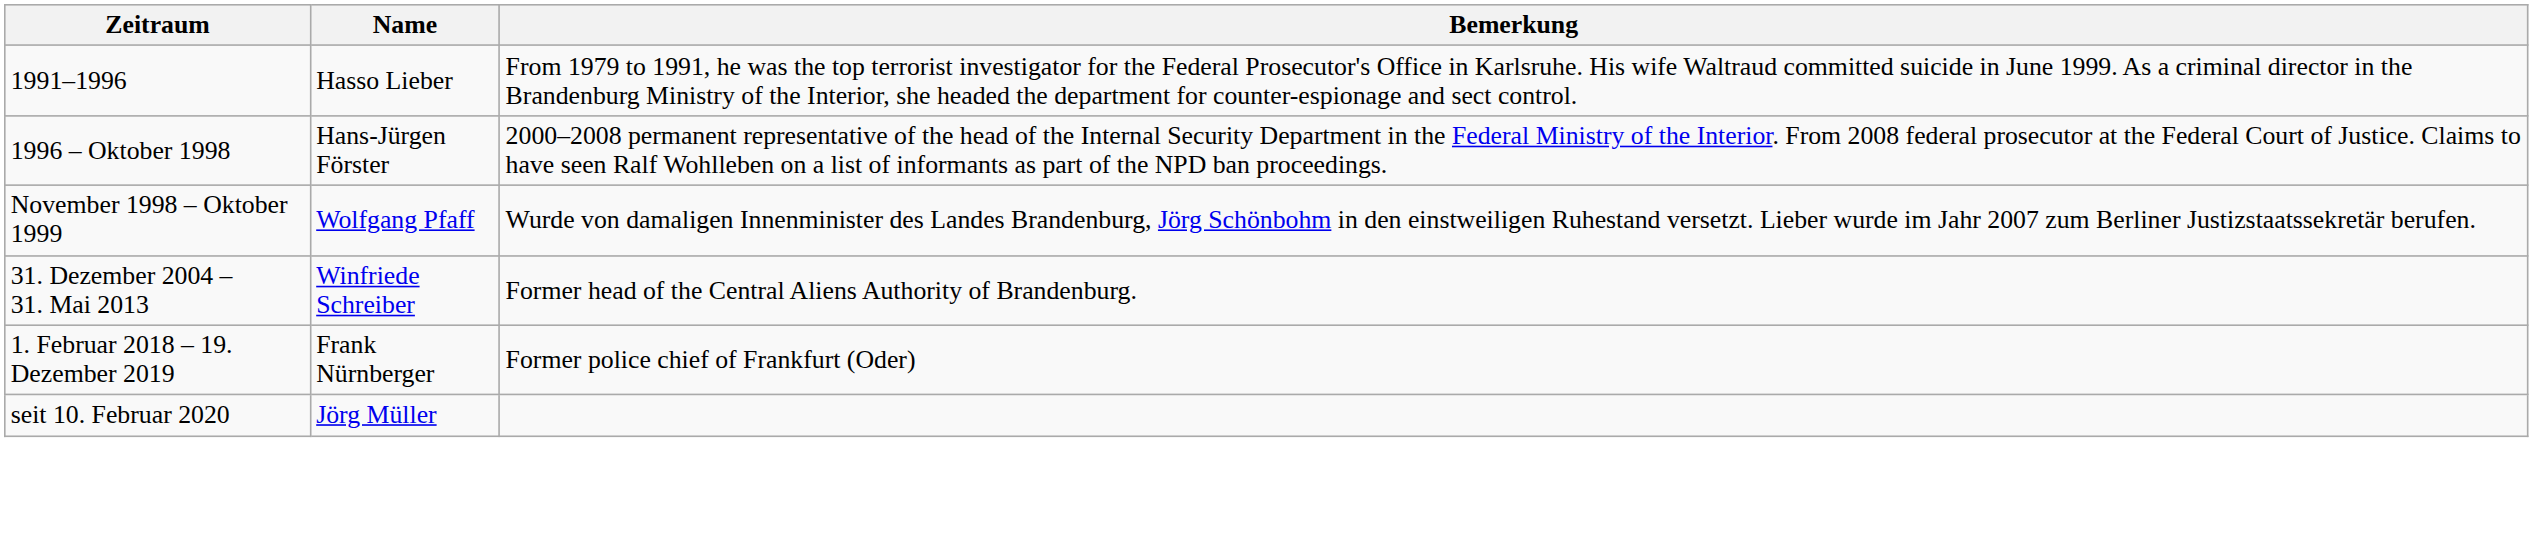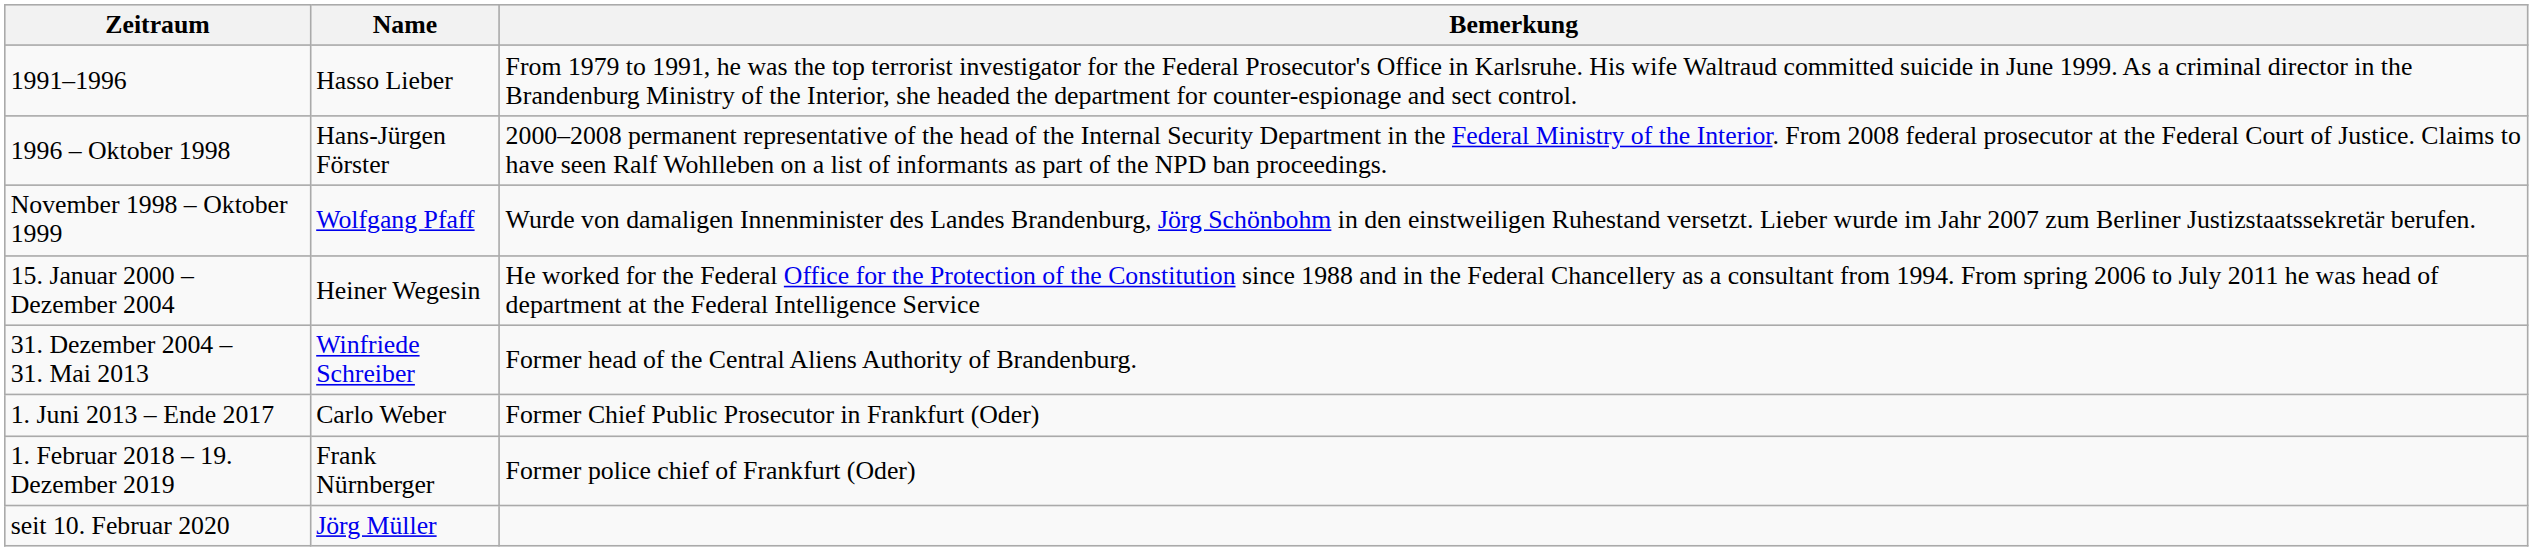+ row: (102, 289)
+ row: (142, 414)
